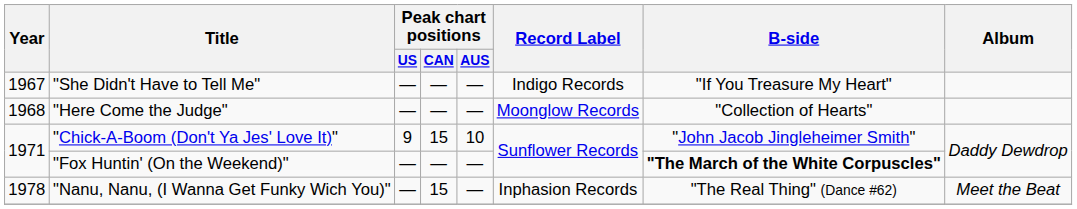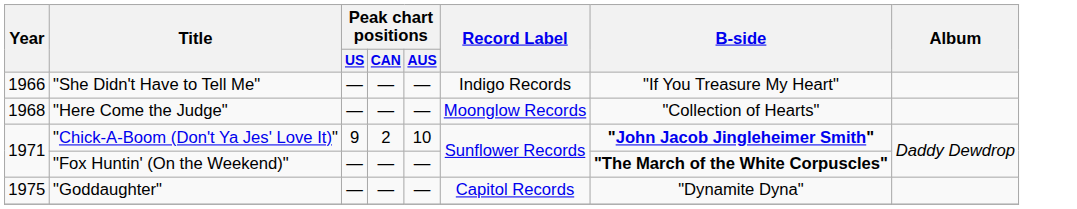(27, 84) 1967 -> (27, 84) 1966
(439, 137) 15 -> (386, 137) 2
(794, 137) normal -> (741, 137) bold
+ row: (108, 190)
- row: (222, 190)
